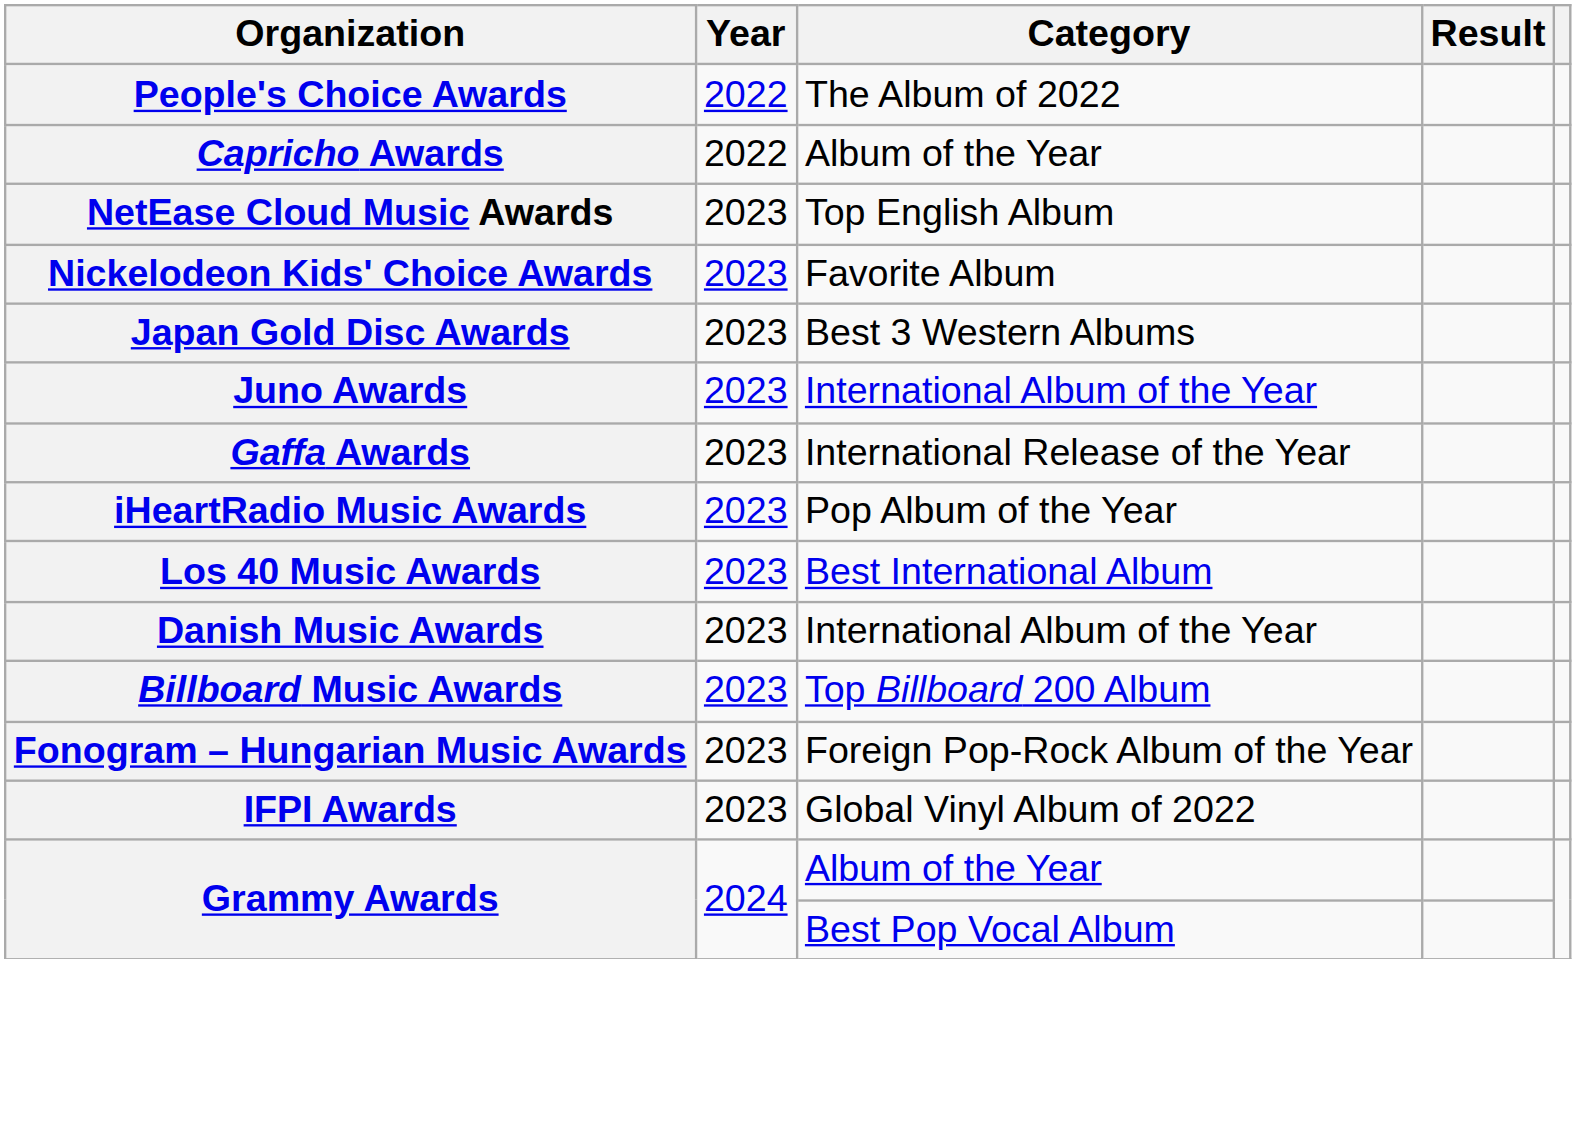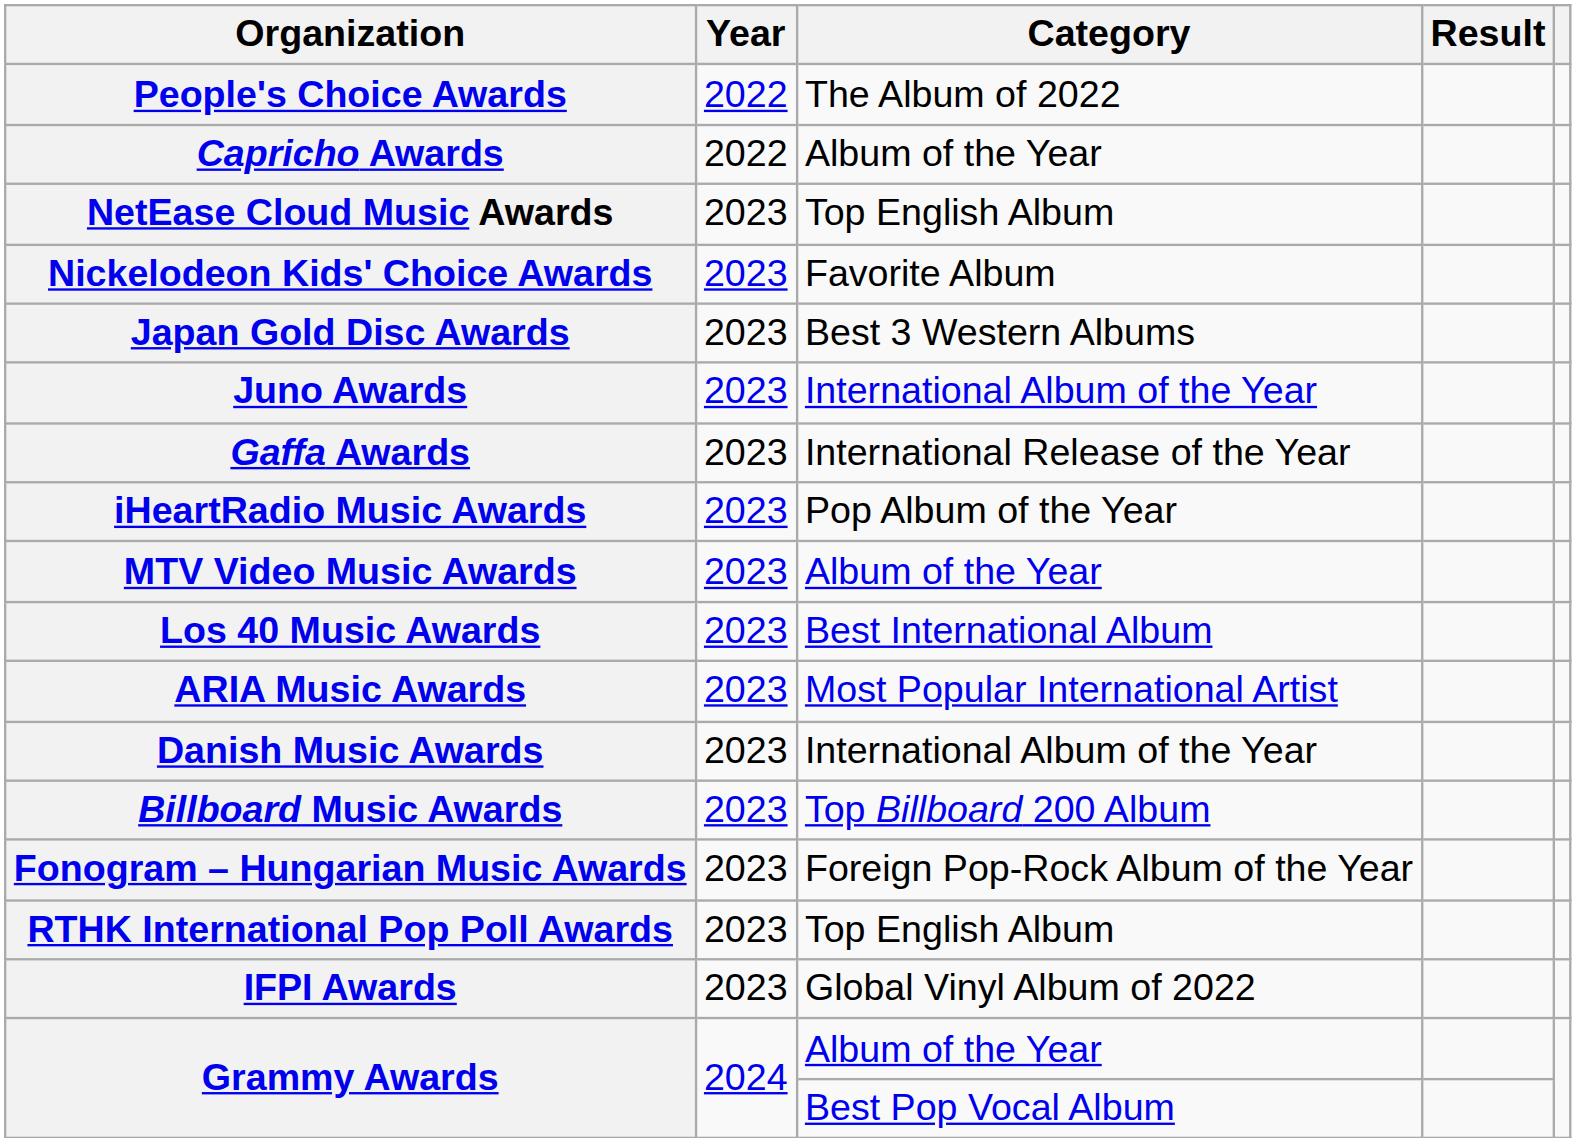+ row: (350, 570)
+ row: (350, 690)
+ row: (350, 928)
